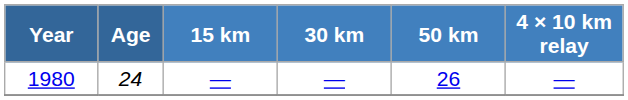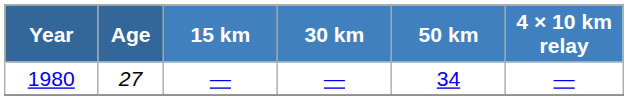(131, 79) 24 -> (131, 79) 27
(448, 79) 26 -> (448, 79) 34
